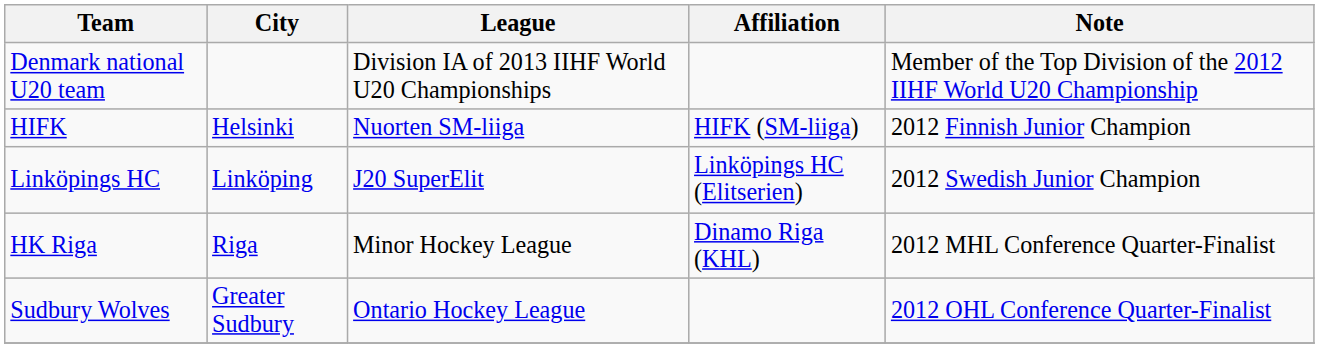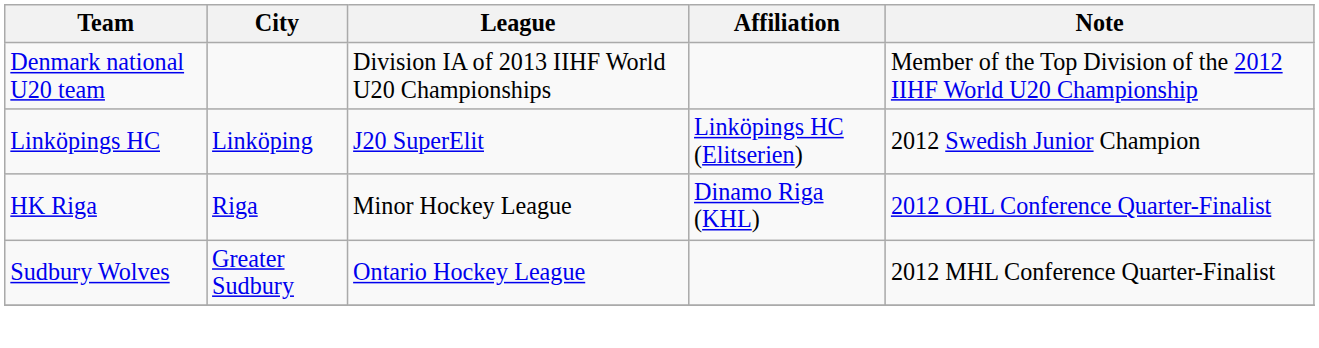- row: (39, 127)
(1083, 244) 2012 MHL Conference Quarter-Finalist -> (1081, 206) 2012 OHL Conference Quarter-Finalist
(1081, 310) 2012 OHL Conference Quarter-Finalist -> (1083, 272) 2012 MHL Conference Quarter-Finalist
